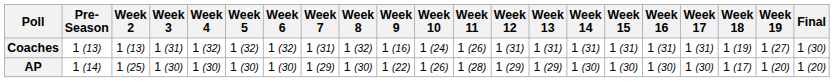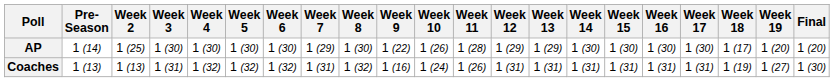rows swapped: (33, 67) <-> (33, 48)
